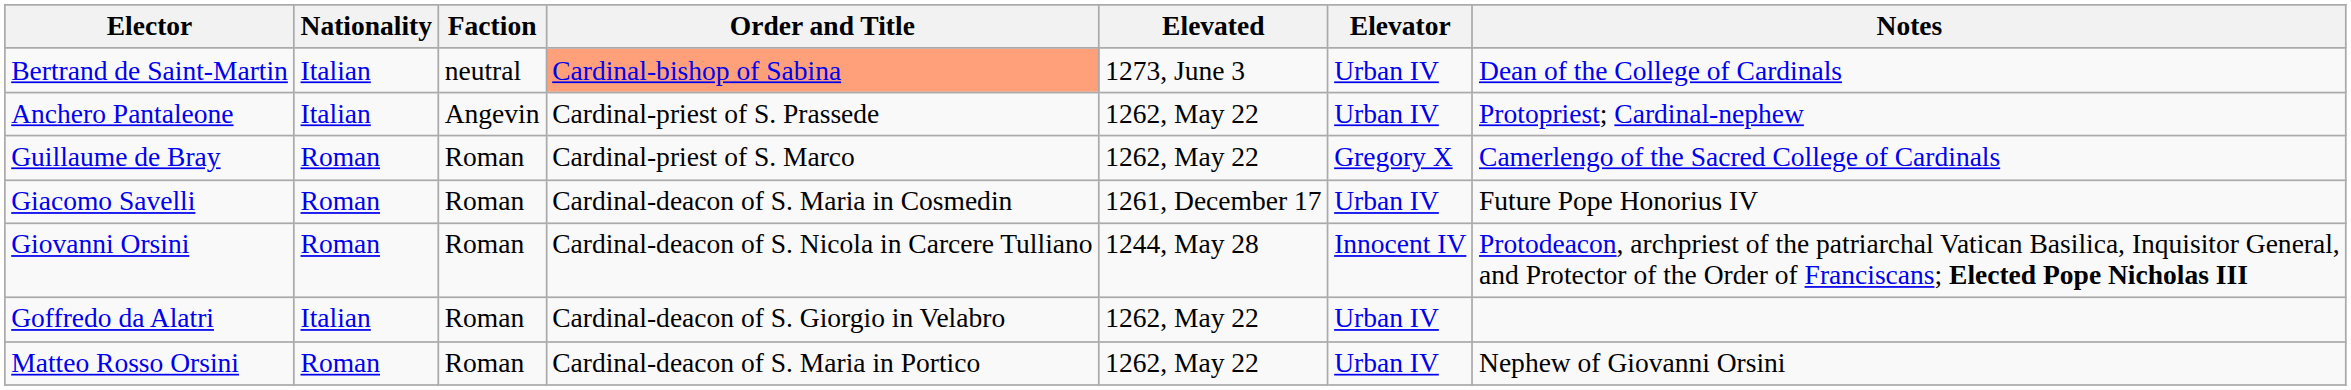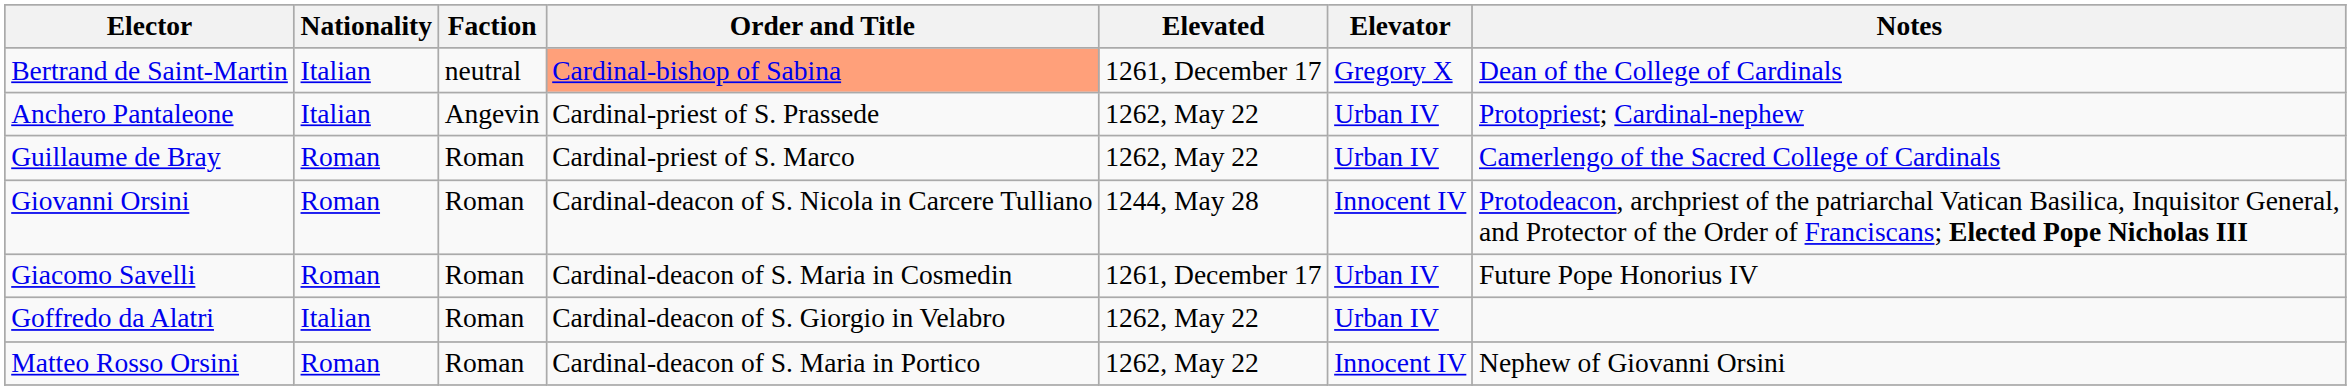(1175, 69) 1273, June 3 -> (1213, 69) 1261, December 17
(1387, 69) Urban IV -> (1393, 69) Gregory X
(1393, 157) Gregory X -> (1387, 157) Urban IV
rows swapped: (100, 244) <-> (103, 200)
(1387, 362) Urban IV -> (1400, 362) Innocent IV
